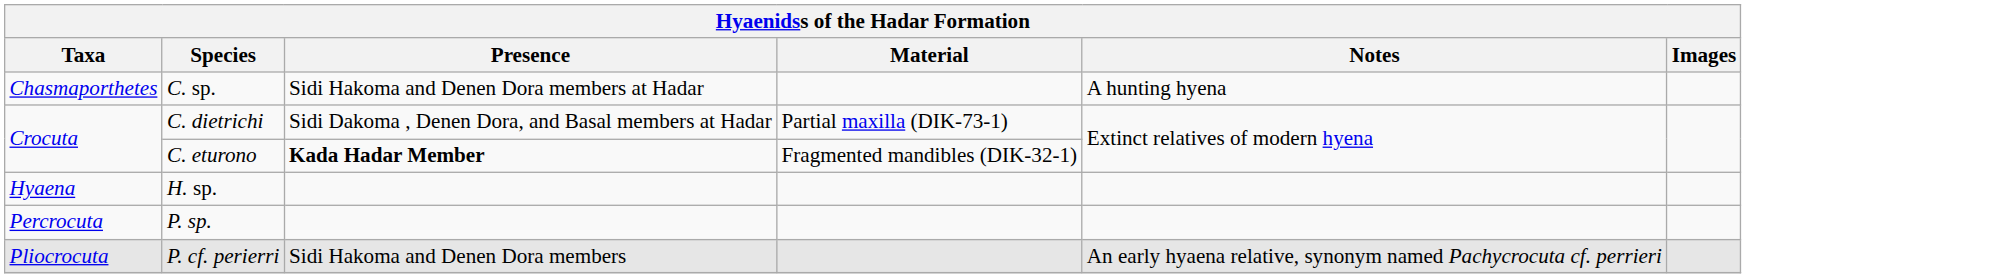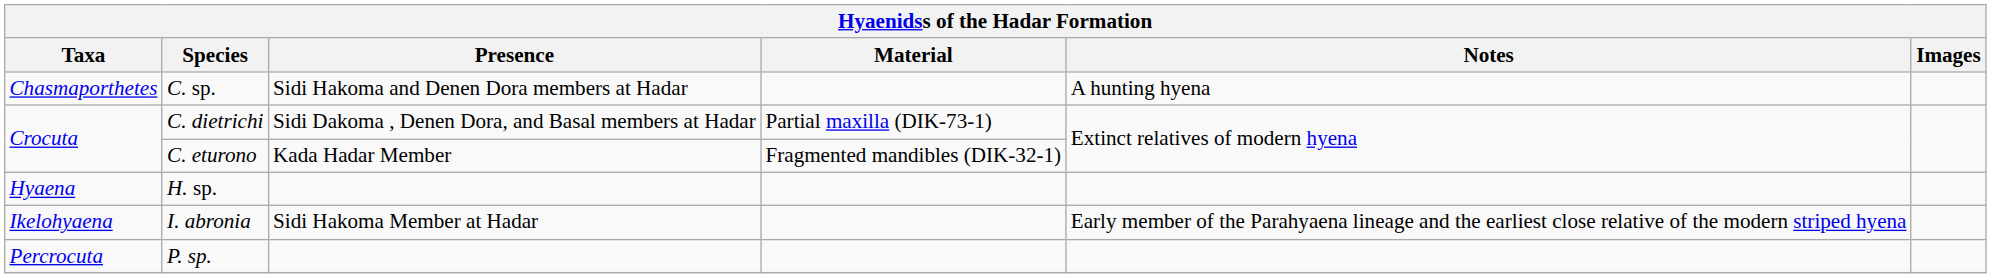(387, 155) bold -> (362, 155) normal
+ row: (209, 222)
- row: (223, 255)
